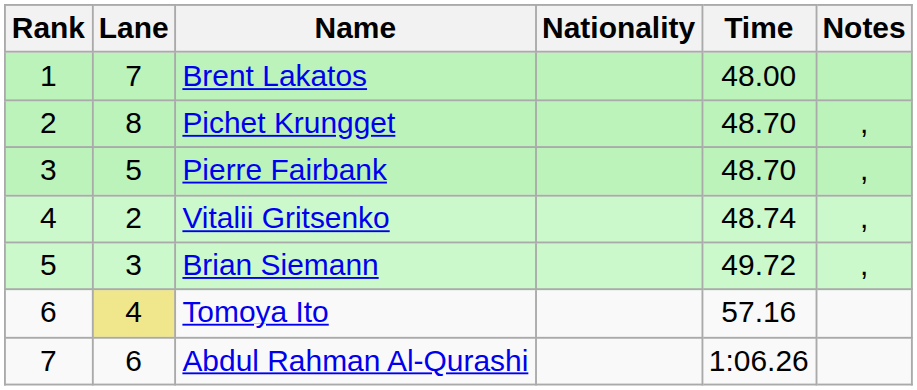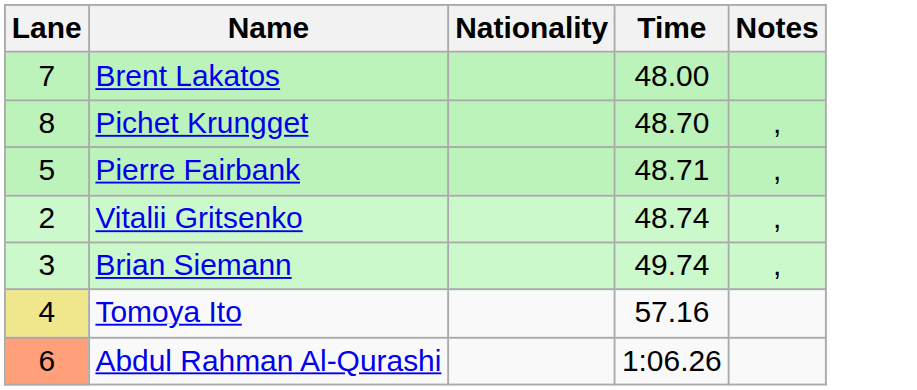- column: (48, 28)
(759, 170) 48.70 -> (672, 170) 48.71
(759, 265) 49.72 -> (672, 265) 49.74
(134, 360) no background -> (47, 360) lightsalmon background
